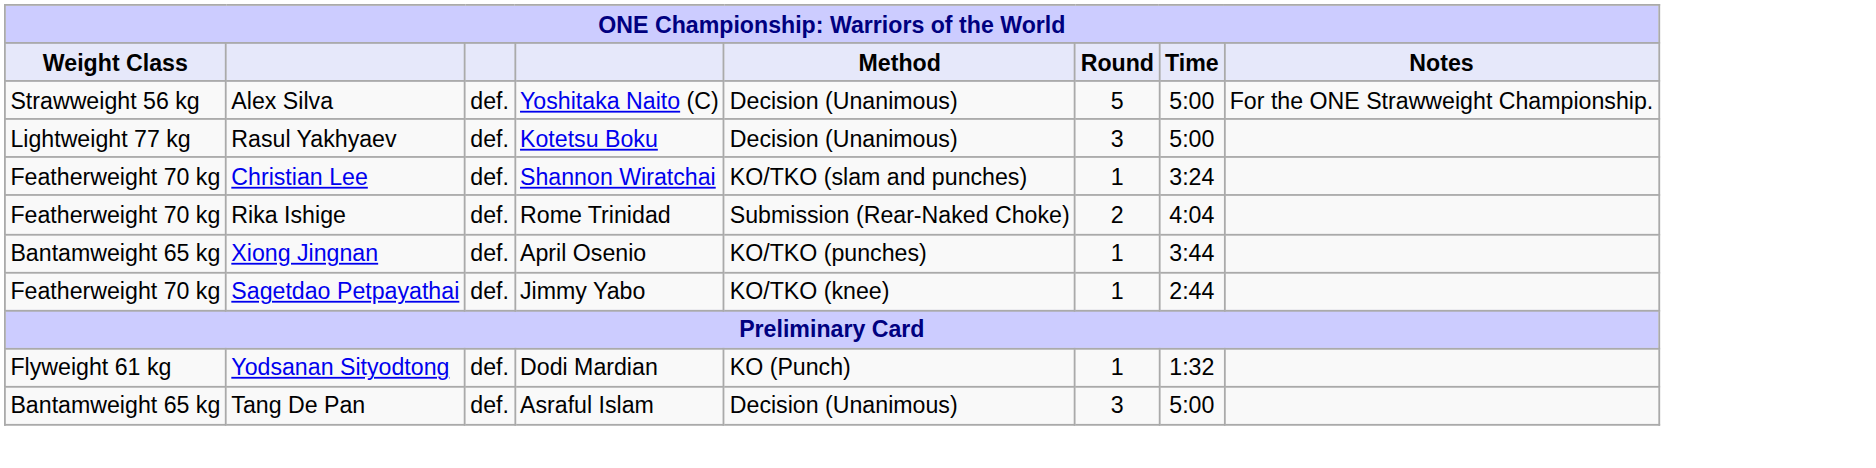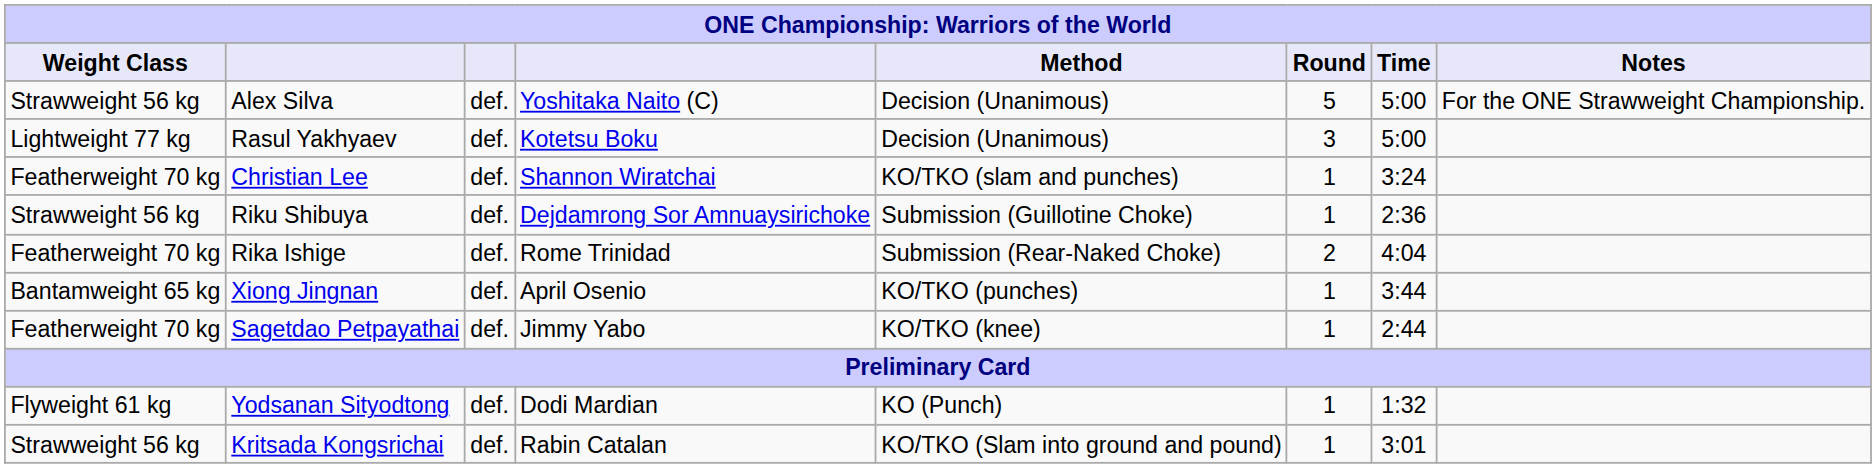+ row: (300, 215)
+ row: (338, 444)
- row: (298, 406)
